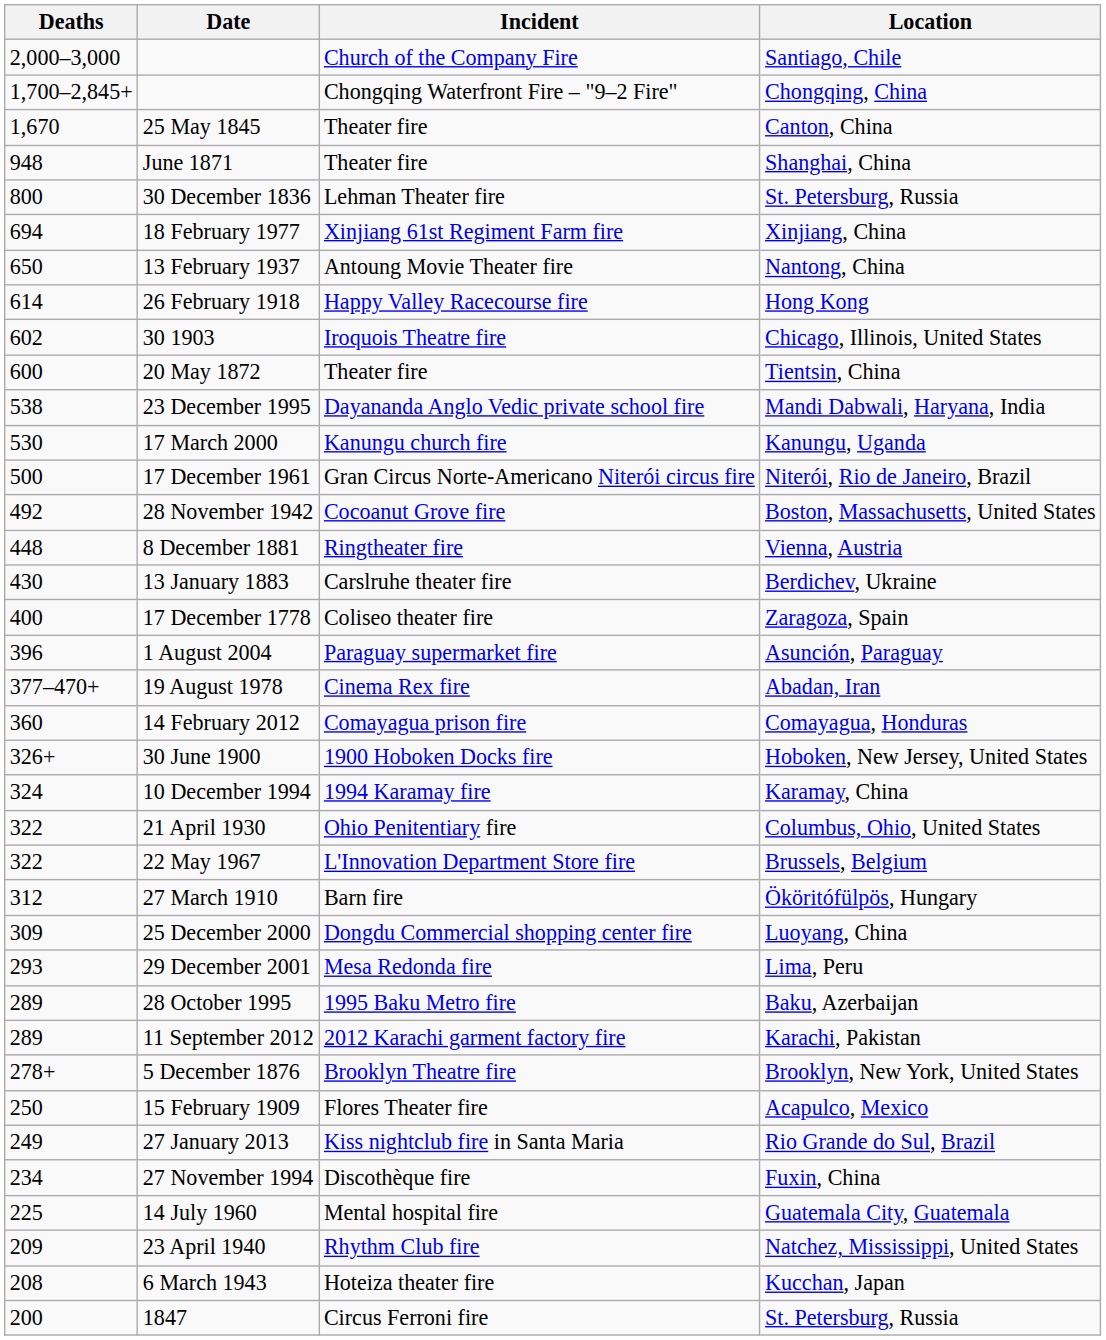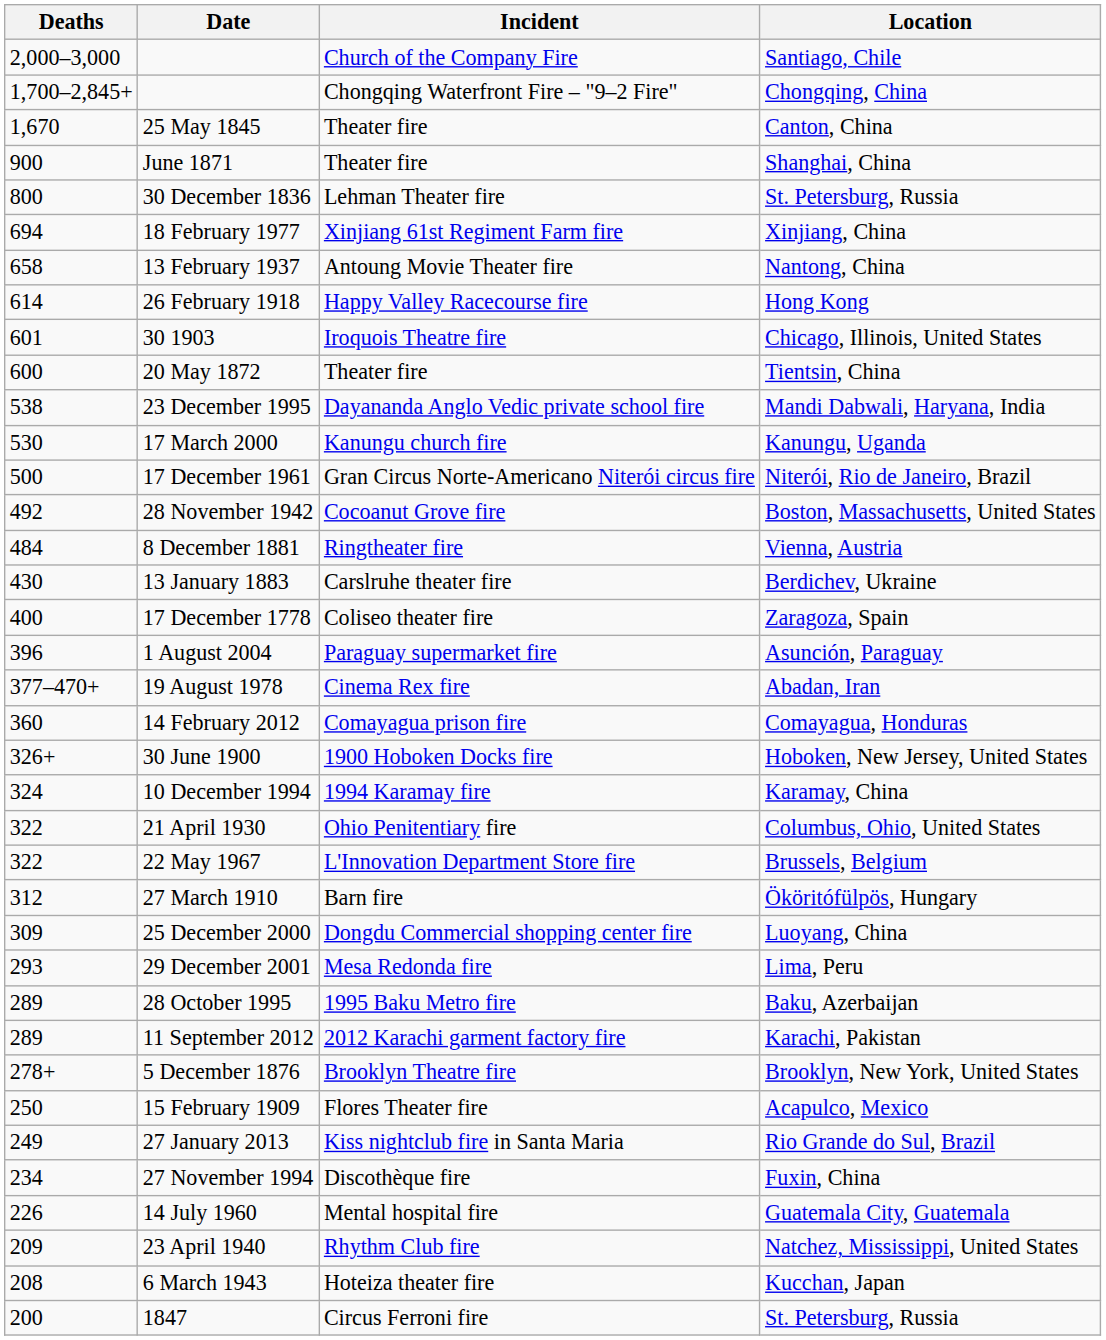(26, 162) 948 -> (26, 162) 900
(26, 267) 650 -> (26, 267) 658
(26, 337) 602 -> (26, 337) 601
(26, 547) 448 -> (26, 547) 484
(26, 1212) 225 -> (26, 1212) 226
